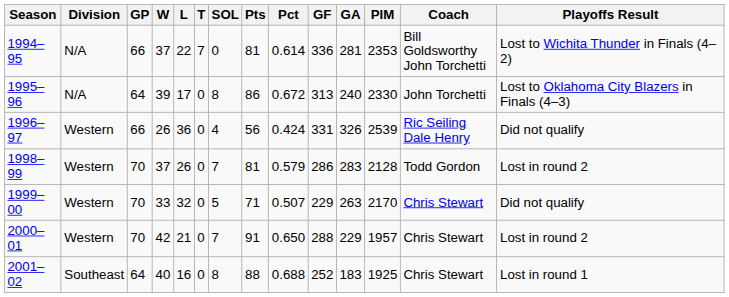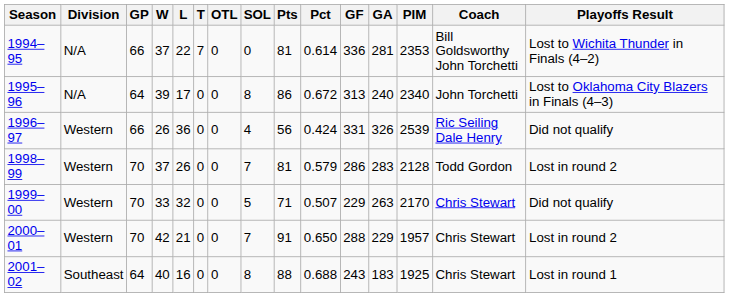+ column: (224, 15)
(383, 94) 2330 -> (415, 94) 2340
(322, 274) 252 -> (354, 274) 243
